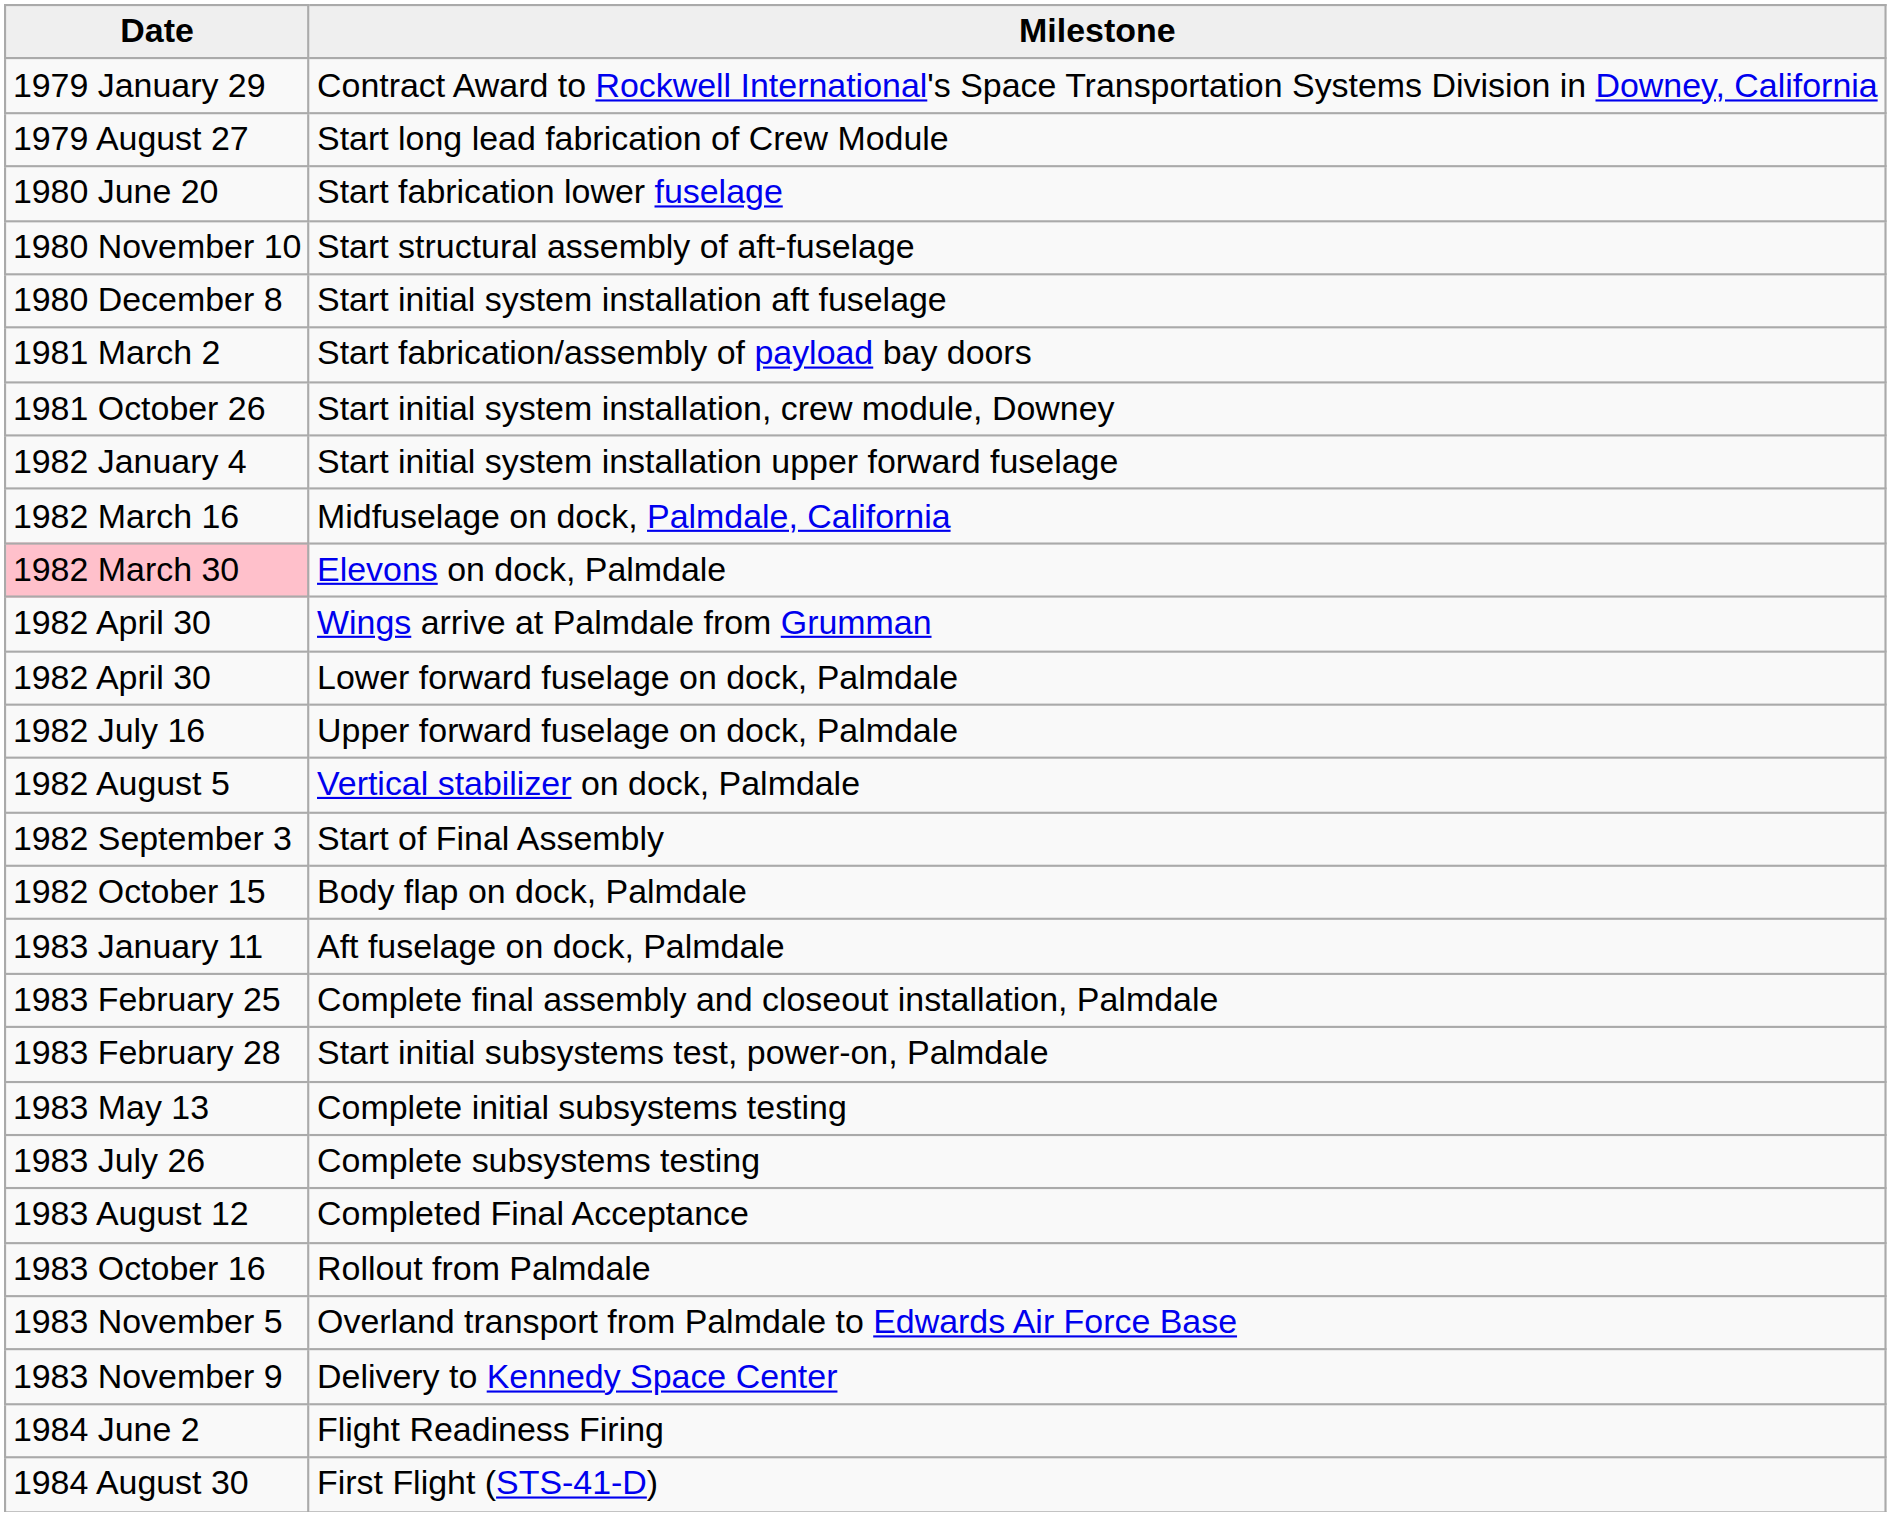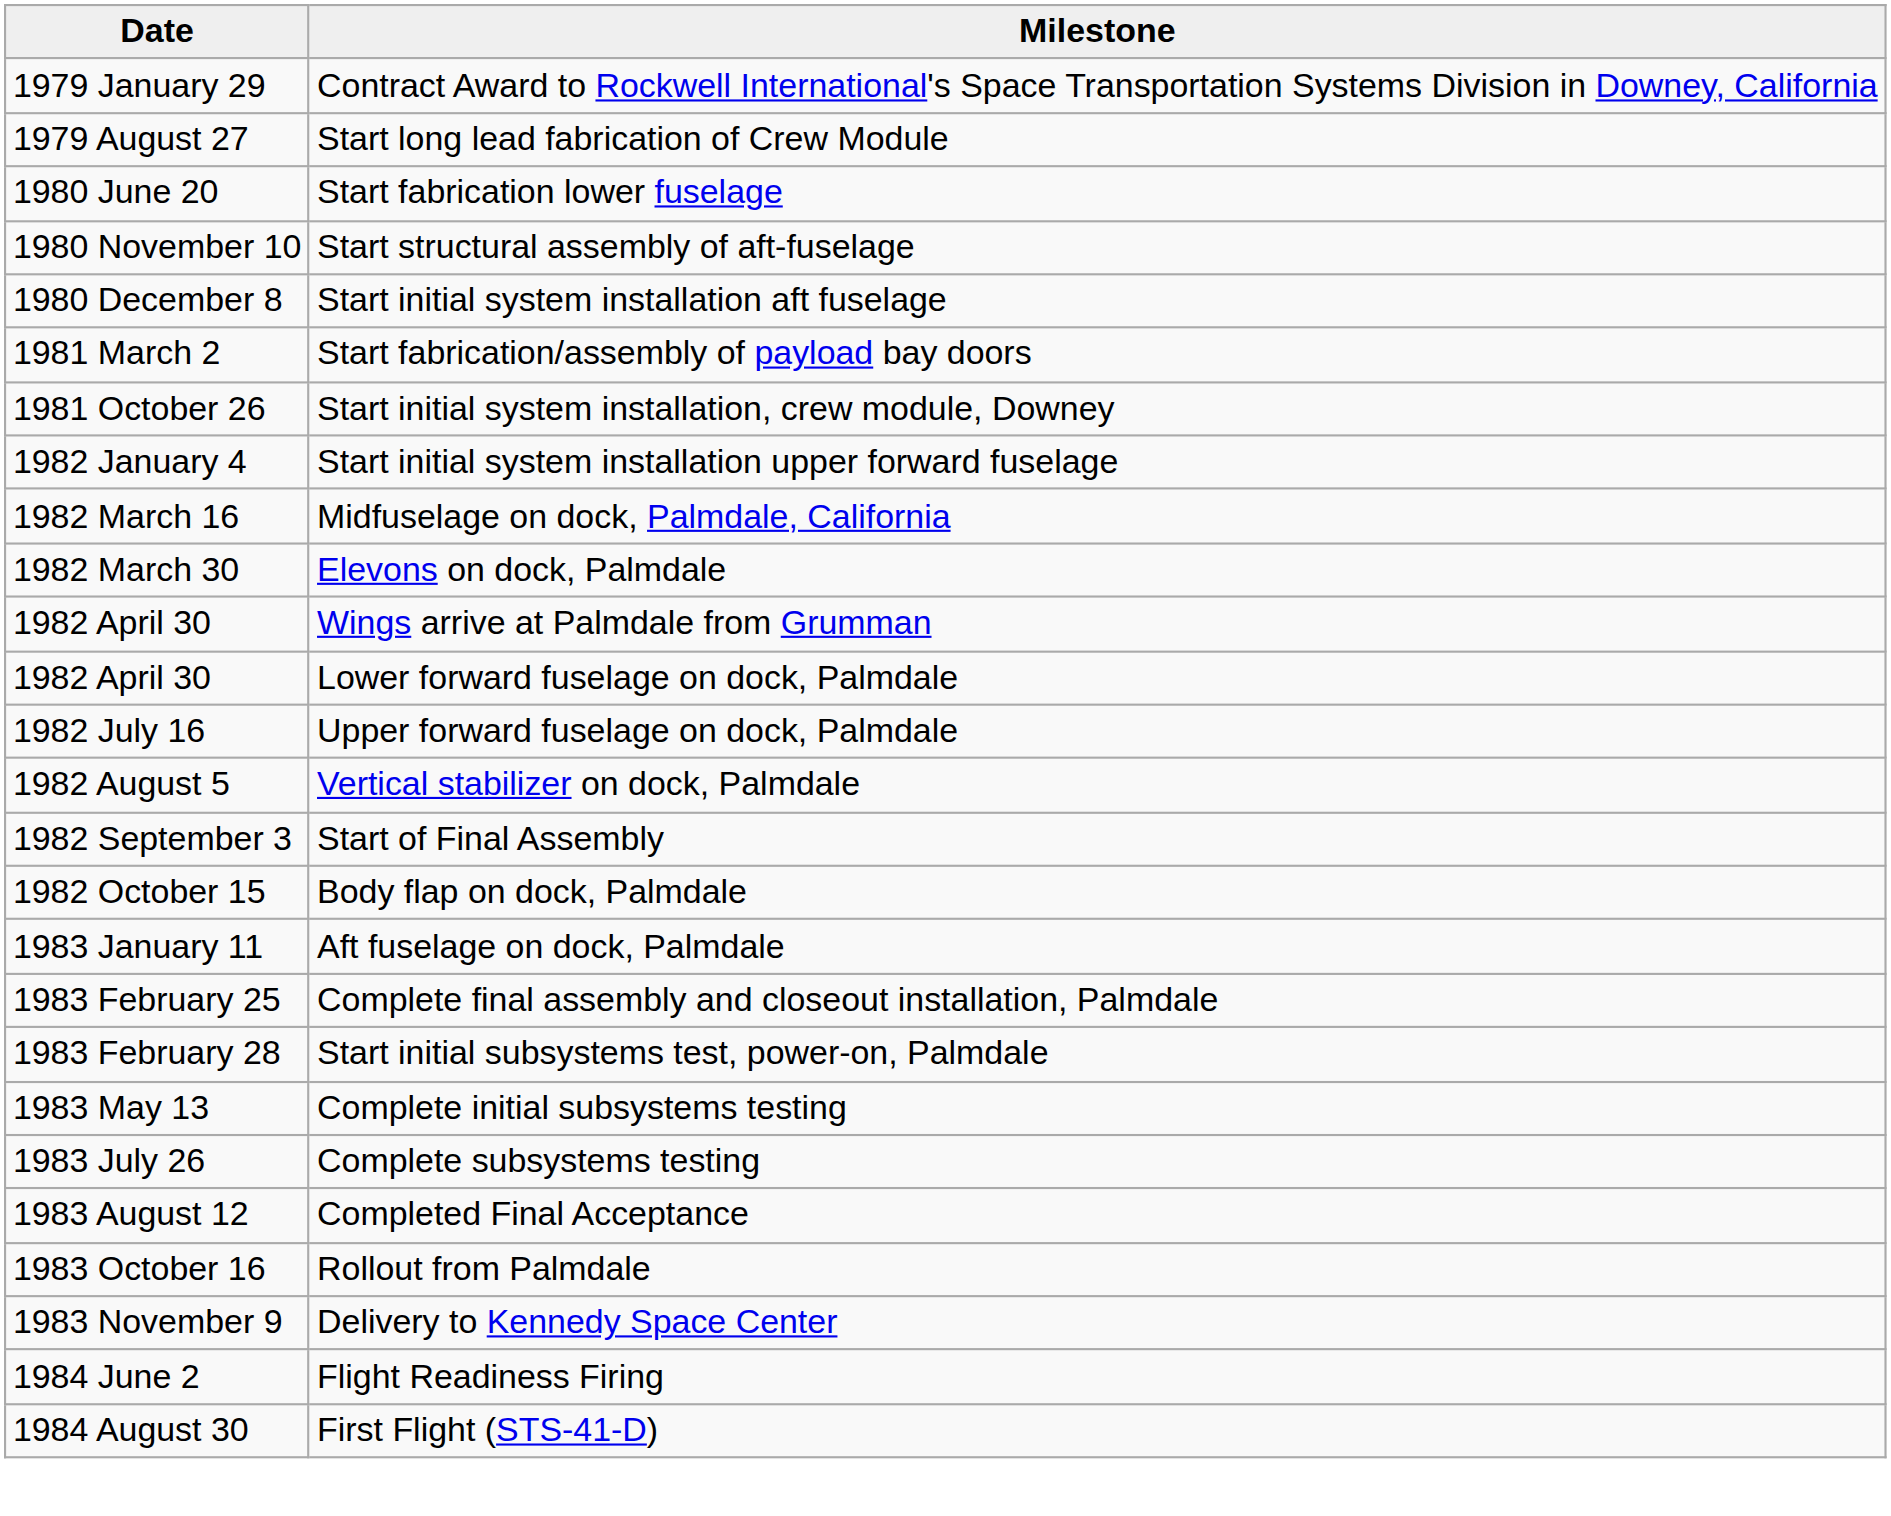(126, 569) pink background -> (126, 569) no background
- row: (777, 1322)
